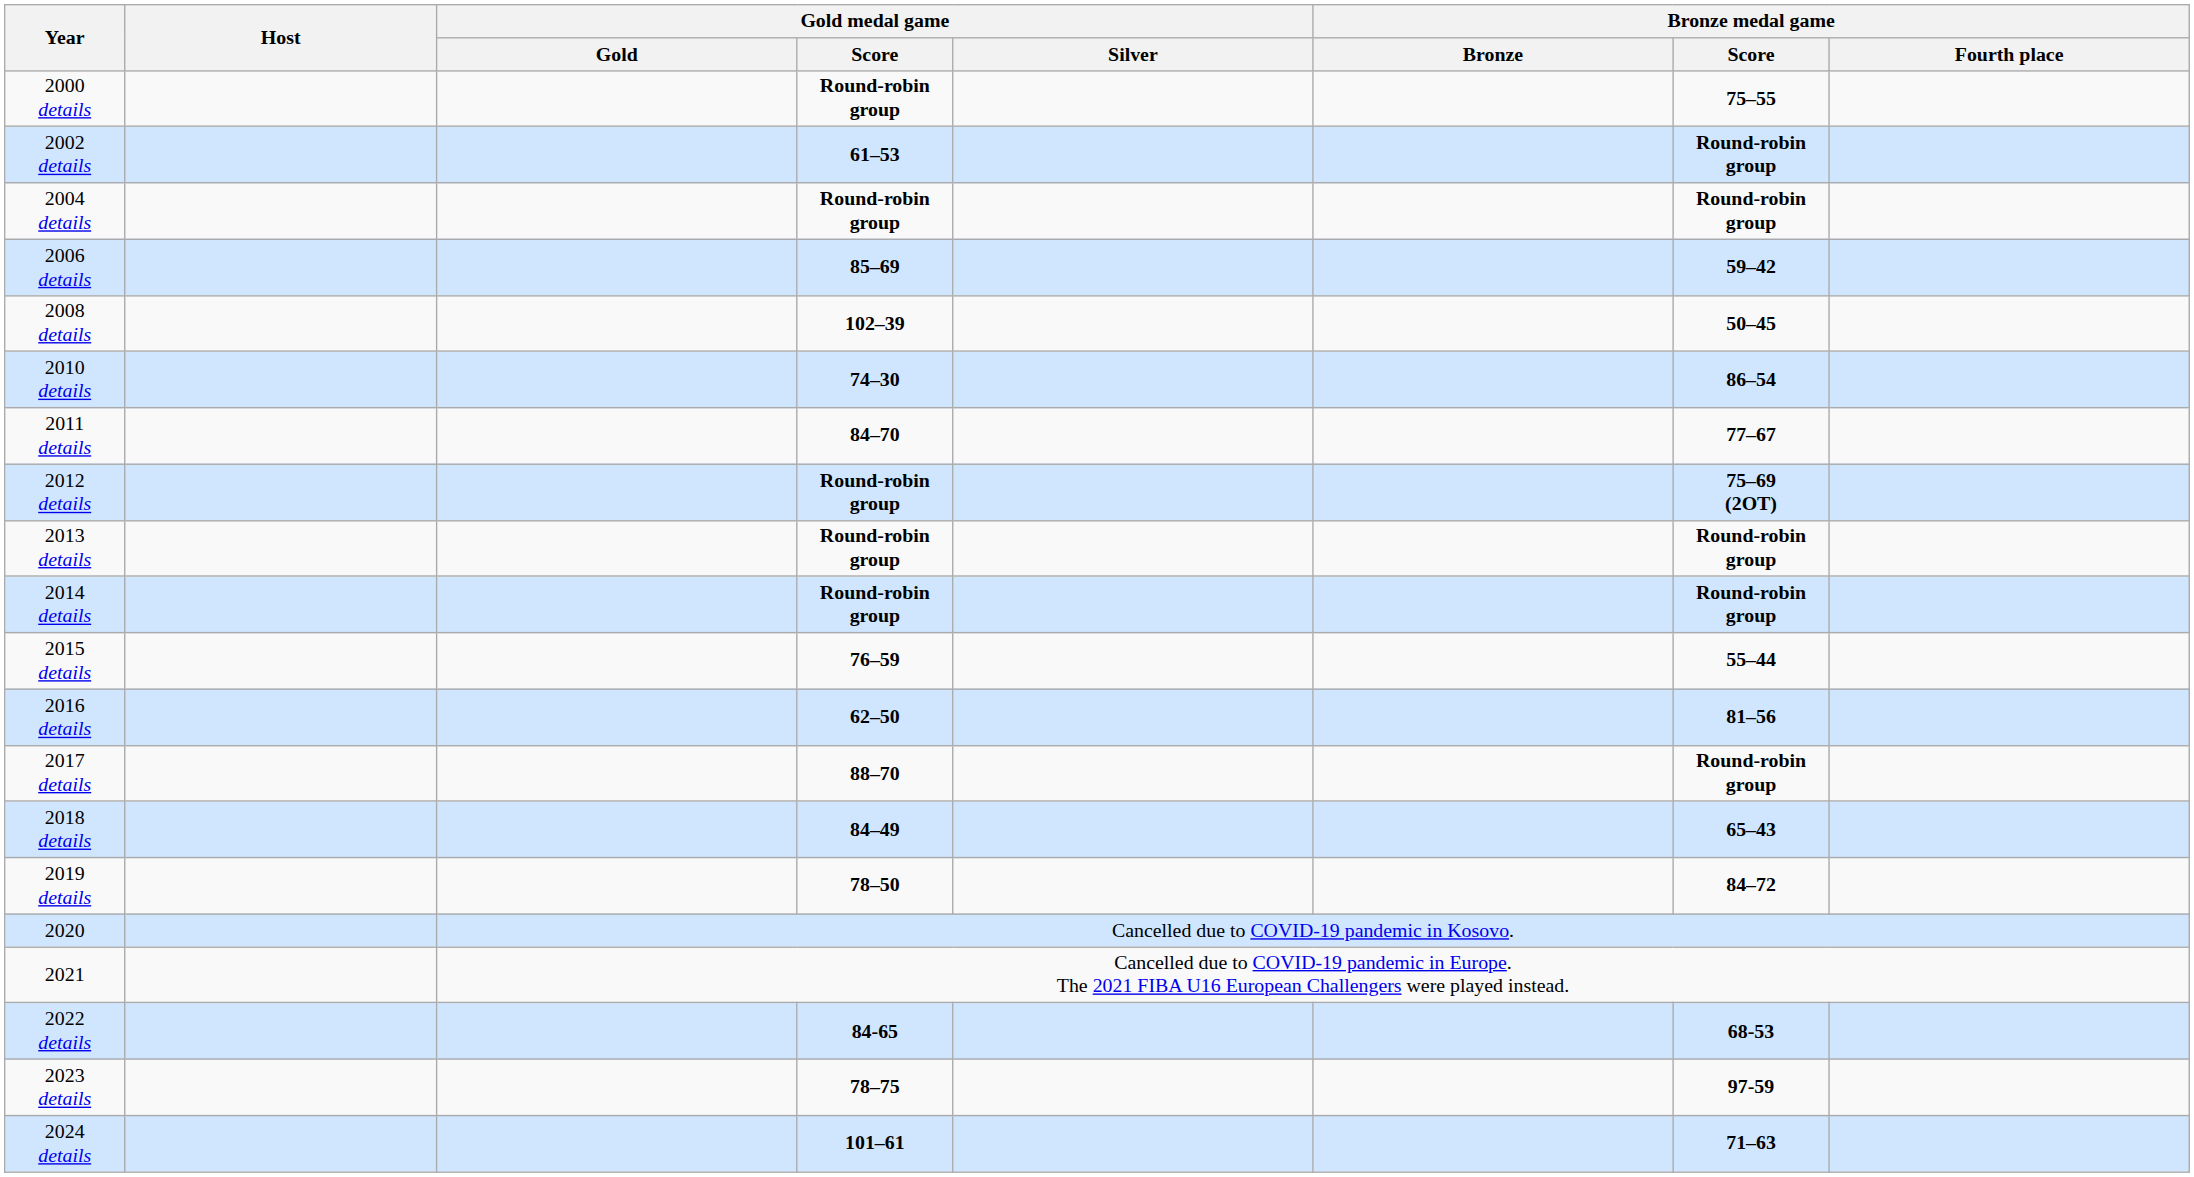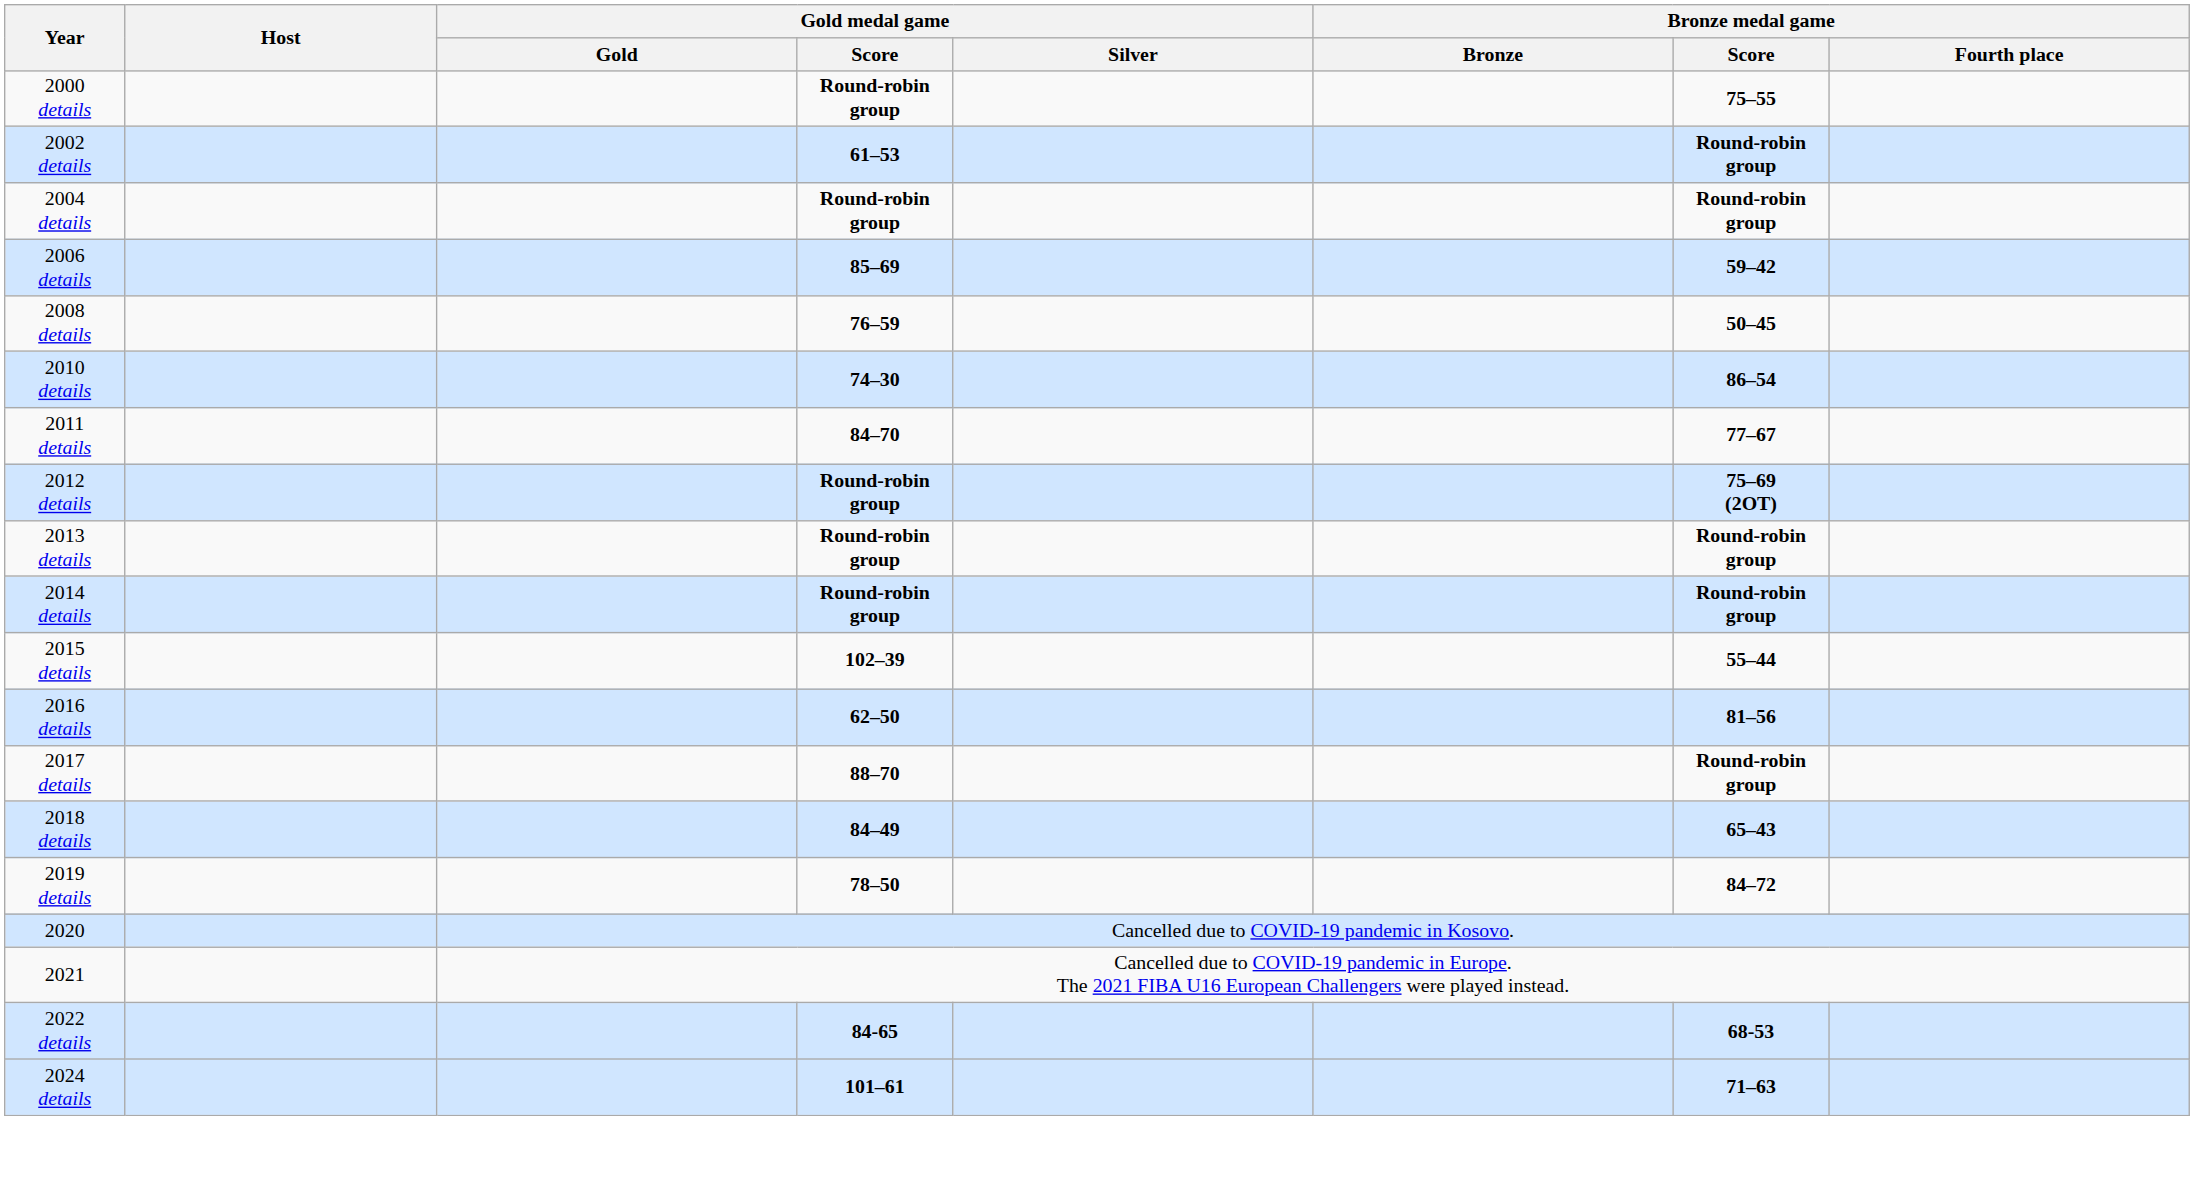(875, 323) 102–39 -> (875, 323) 76–59
(875, 660) 76–59 -> (875, 660) 102–39
- row: (65, 1087)
